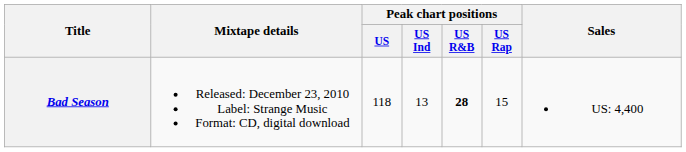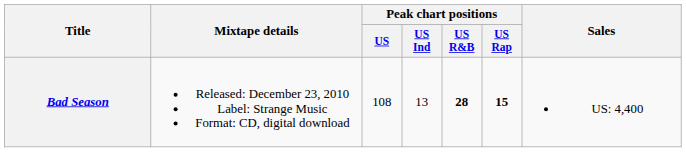(382, 101) 118 -> (382, 101) 108
(502, 101) normal -> (502, 101) bold
